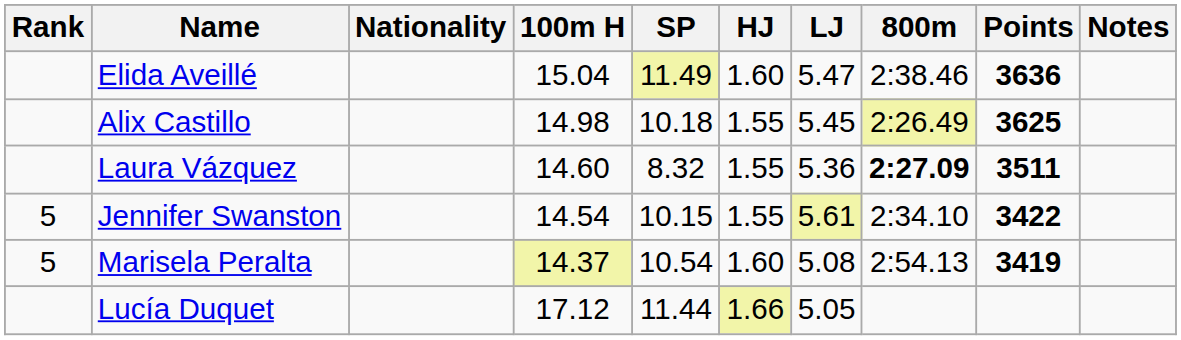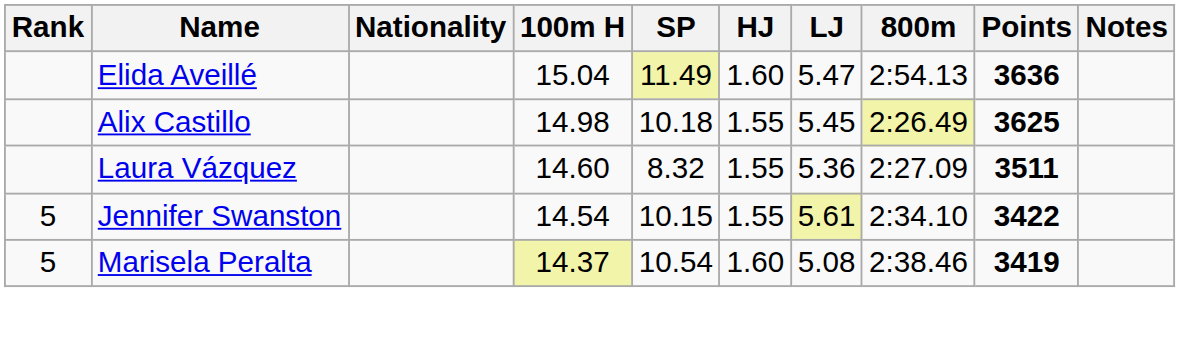(919, 74) 2:38.46 -> (918, 74) 2:54.13
(919, 168) bold -> (918, 168) normal
(919, 262) 2:54.13 -> (918, 262) 2:38.46
- row: (186, 309)
